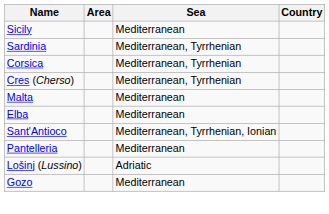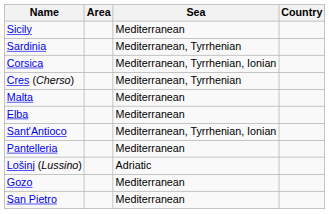(178, 64) Mediterranean, Tyrrhenian -> (196, 64) Mediterranean, Tyrrhenian, Ionian
+ row: (32, 200)
